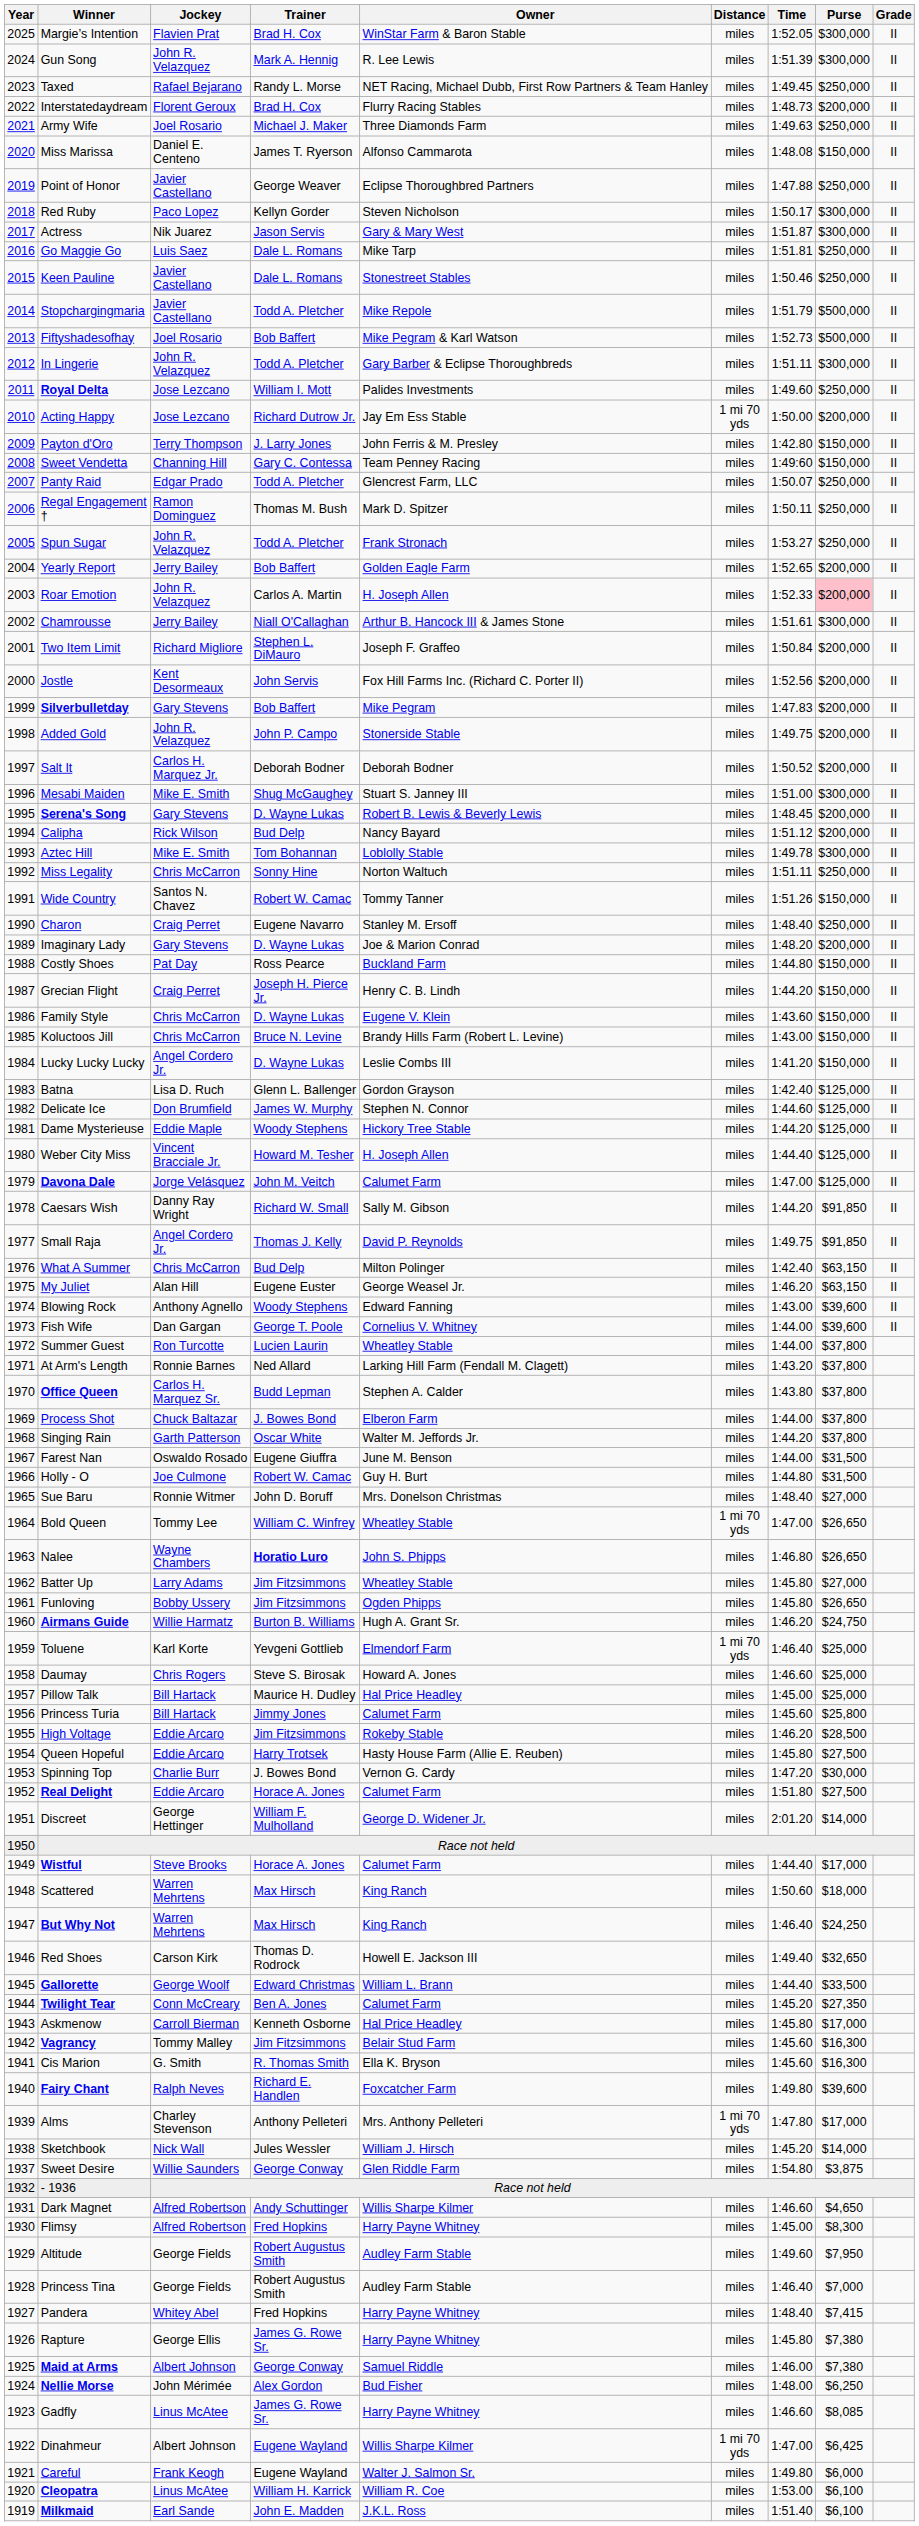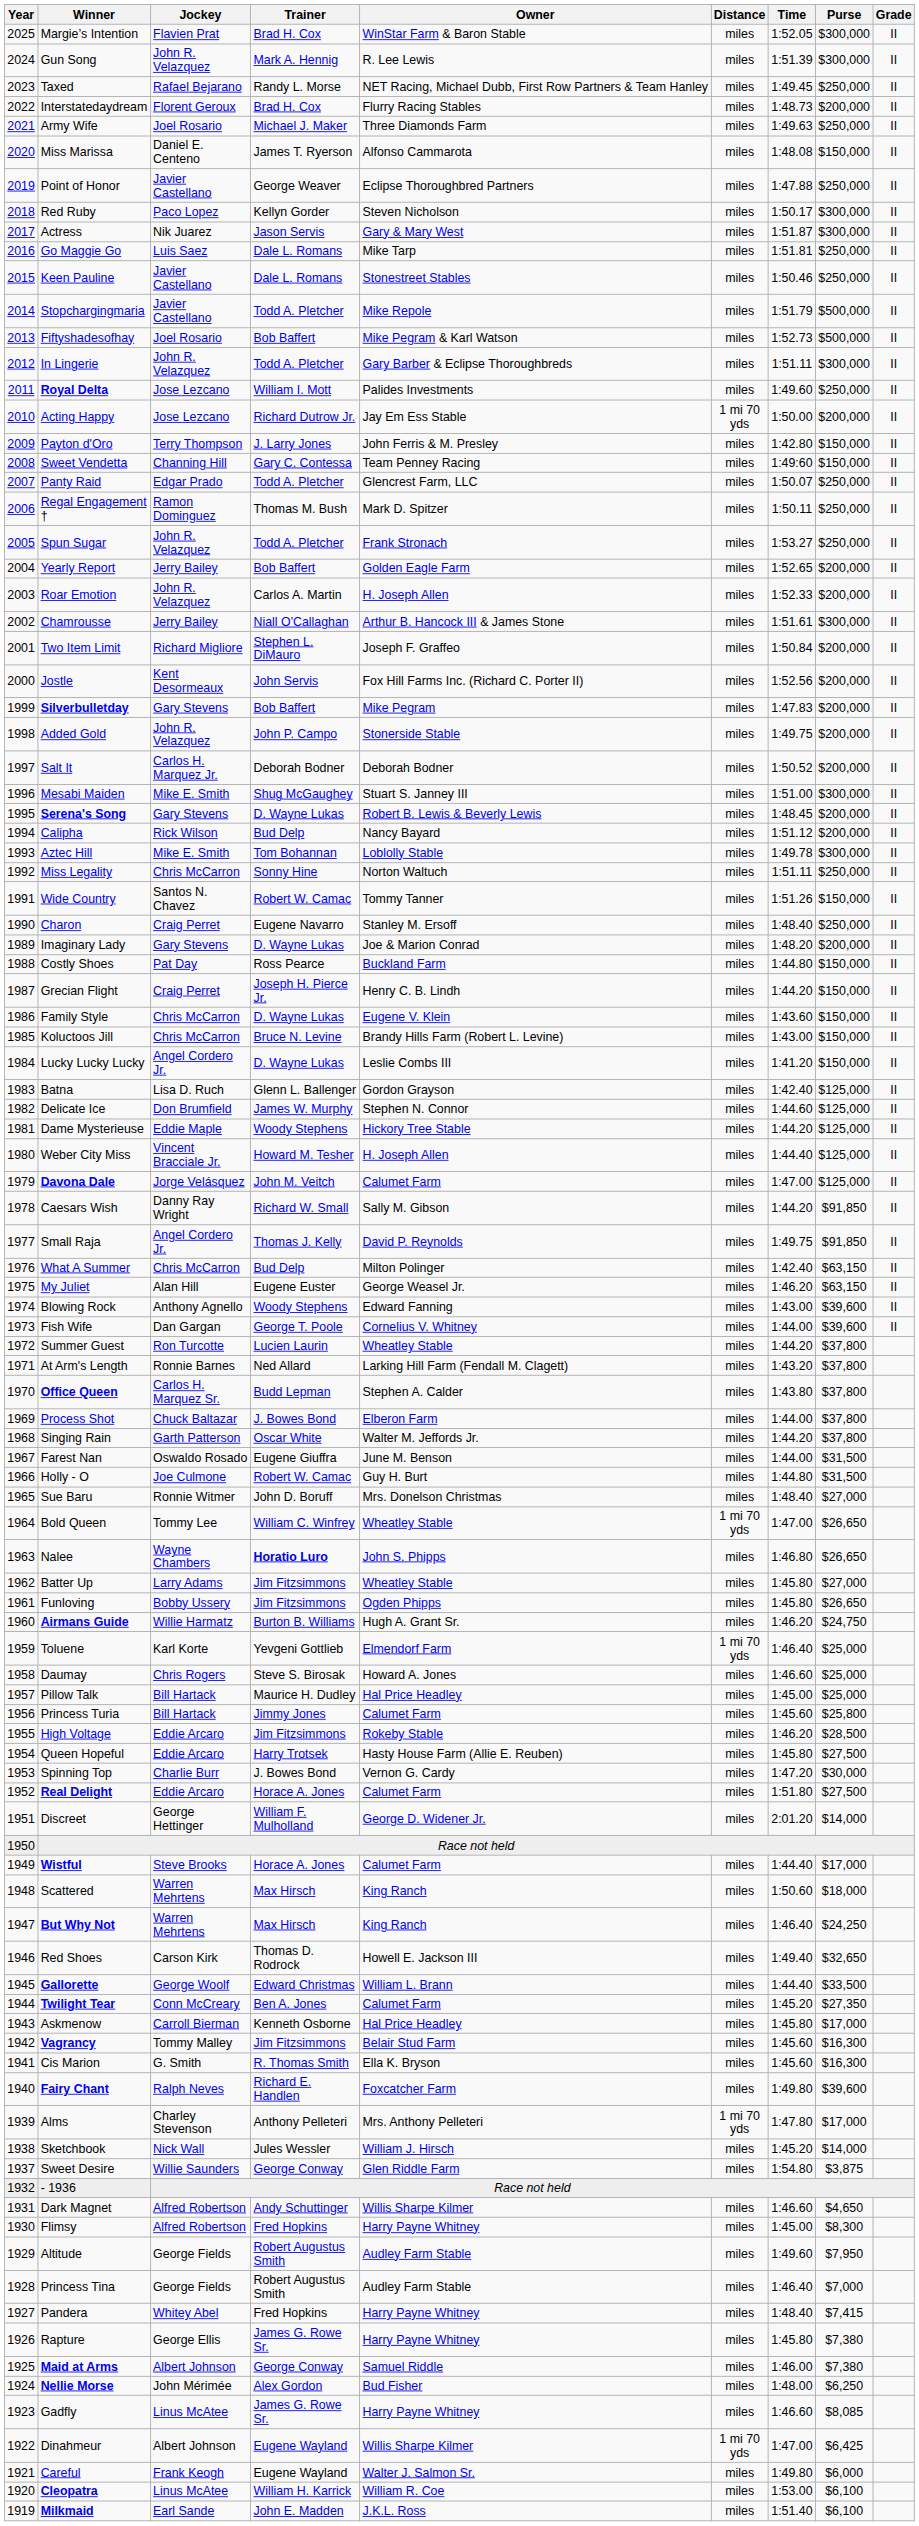(844, 595) pink background -> (844, 595) no background
(792, 1346) 1:44.00 -> (792, 1346) 1:44.20
